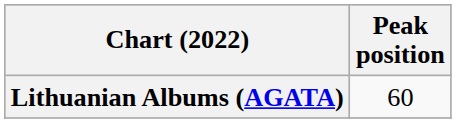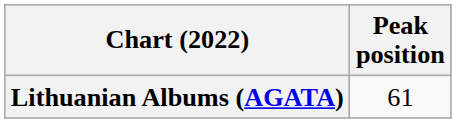(400, 96) 60 -> (400, 96) 61
